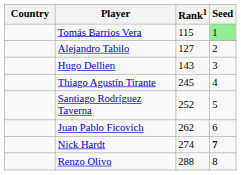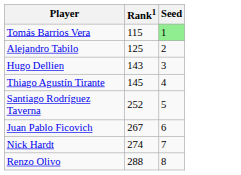- column: (30, 14)
(186, 49) 127 -> (135, 49) 125
(186, 82) 245 -> (135, 82) 145
(186, 128) 262 -> (135, 128) 267
(215, 144) bold -> (164, 144) normal
